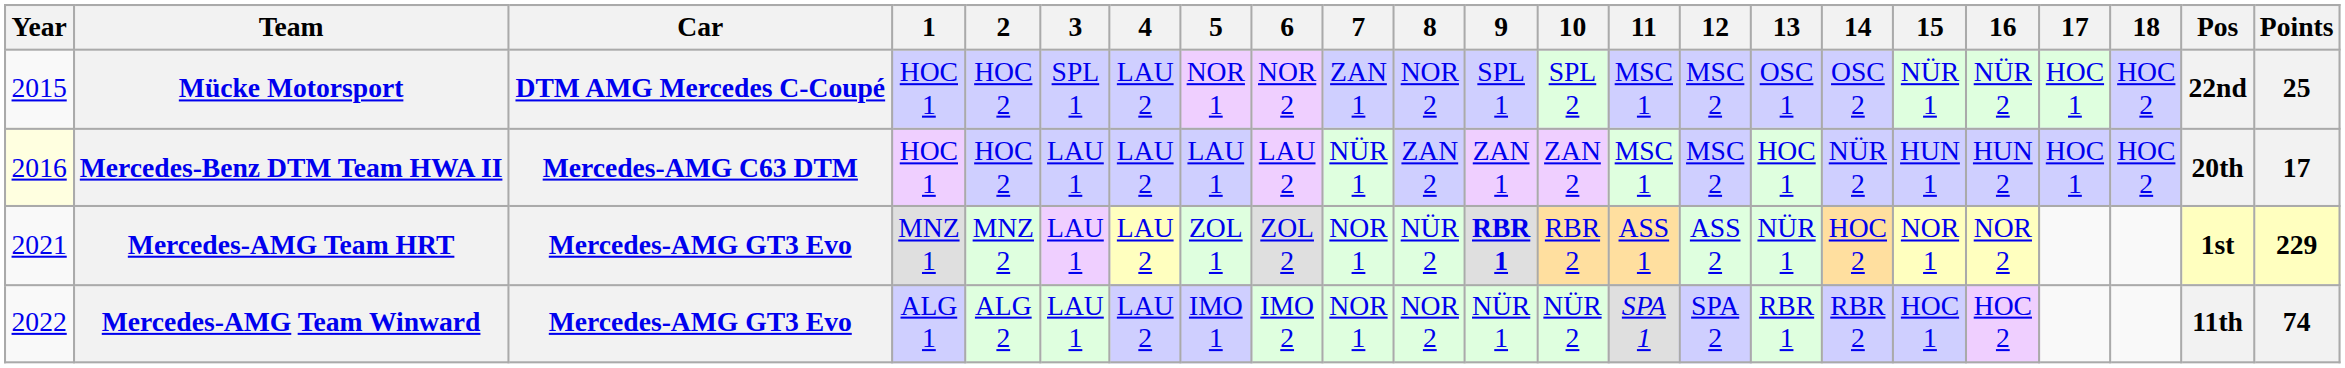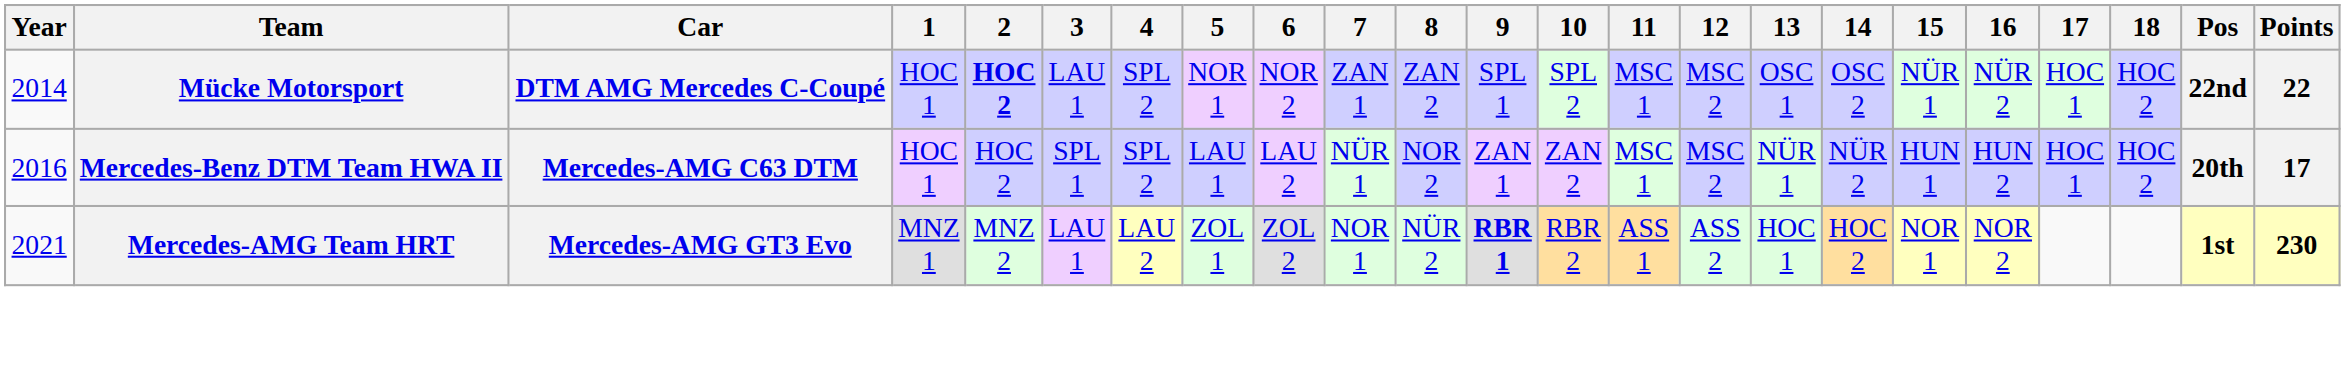(39, 88) 2015 -> (39, 88) 2014
(1003, 88) normal -> (1004, 88) bold
(1075, 88) SPL 1 -> (1077, 88) LAU 1
(1145, 88) LAU 2 -> (1147, 88) SPL 2
(1430, 88) NOR 2 -> (1431, 88) ZAN 2
(2297, 88) 25 -> (2297, 88) 22
(39, 166) lightyellow background -> (39, 166) no background
(1075, 166) LAU 1 -> (1077, 166) SPL 1
(1145, 166) LAU 2 -> (1147, 166) SPL 2
(1430, 166) ZAN 2 -> (1431, 166) NOR 2
(1787, 166) HOC 1 -> (1787, 166) NÜR 1
(1787, 244) NÜR 1 -> (1787, 244) HOC 1
(2297, 244) 229 -> (2297, 244) 230
- row: (291, 322)
